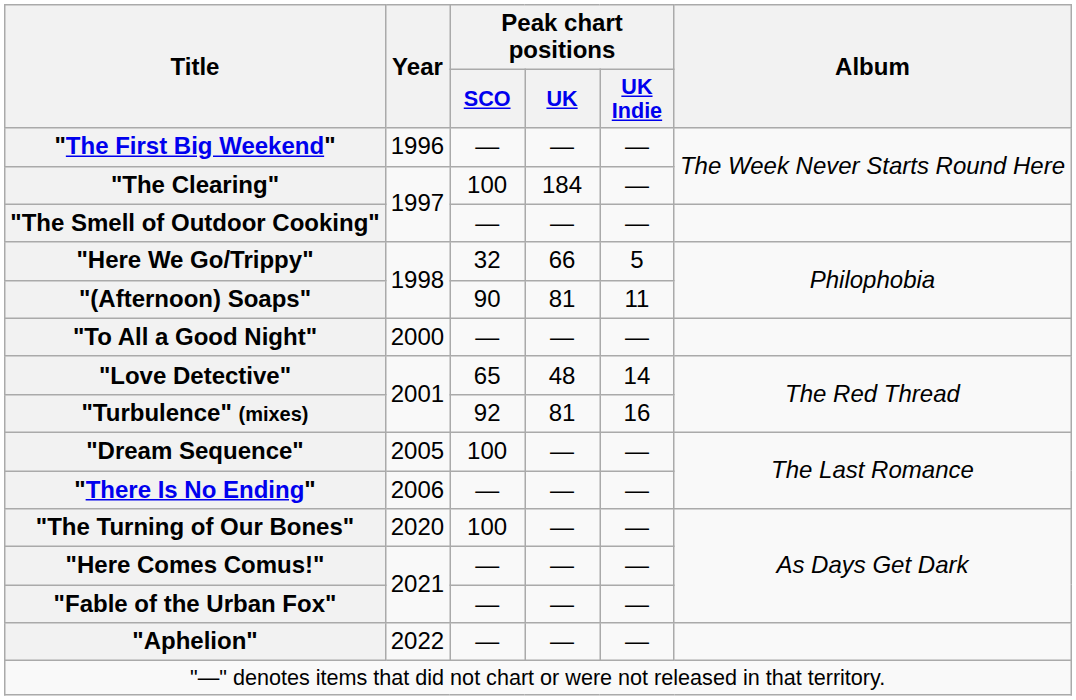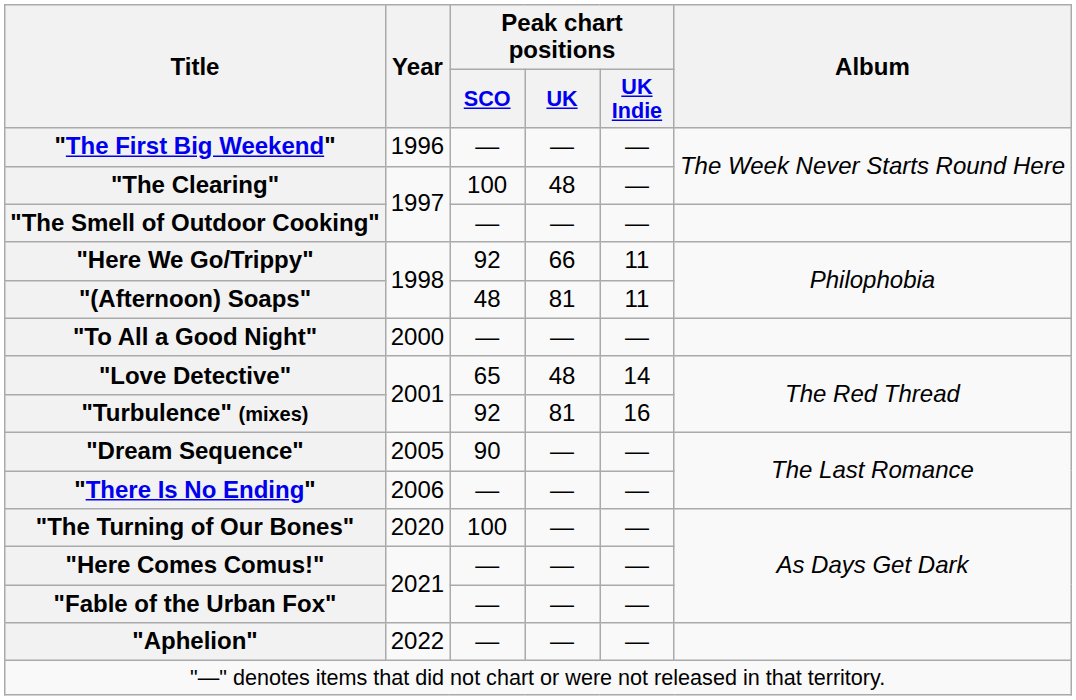(562, 184) 184 -> (562, 184) 48
(487, 260) 32 -> (487, 260) 92
(637, 260) 5 -> (637, 260) 11
(487, 298) 90 -> (487, 298) 48
(487, 451) 100 -> (487, 451) 90
